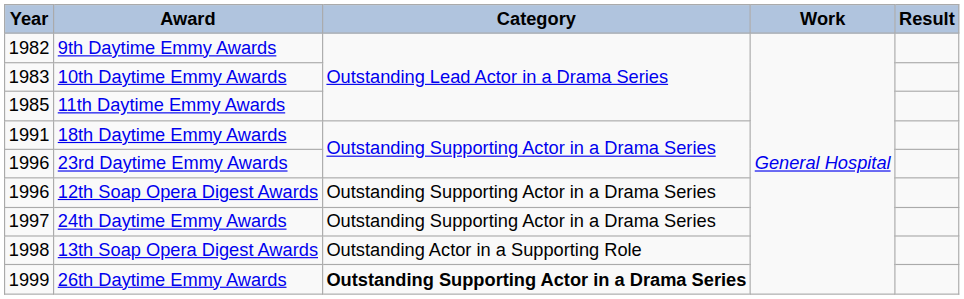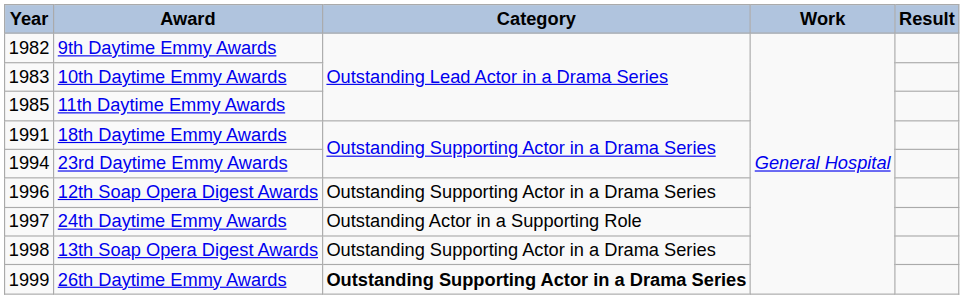(29, 163) 1996 -> (29, 163) 1994
(521, 221) Outstanding Supporting Actor in a Drama Series -> (484, 221) Outstanding Actor in a Supporting Role
(484, 250) Outstanding Actor in a Supporting Role -> (521, 250) Outstanding Supporting Actor in a Drama Series
